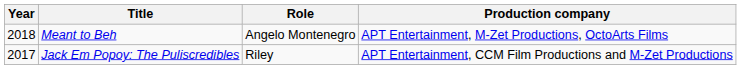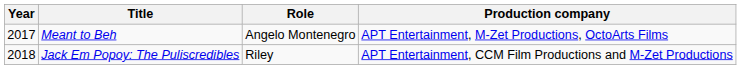(21, 34) 2018 -> (21, 34) 2017
(21, 54) 2017 -> (21, 54) 2018
